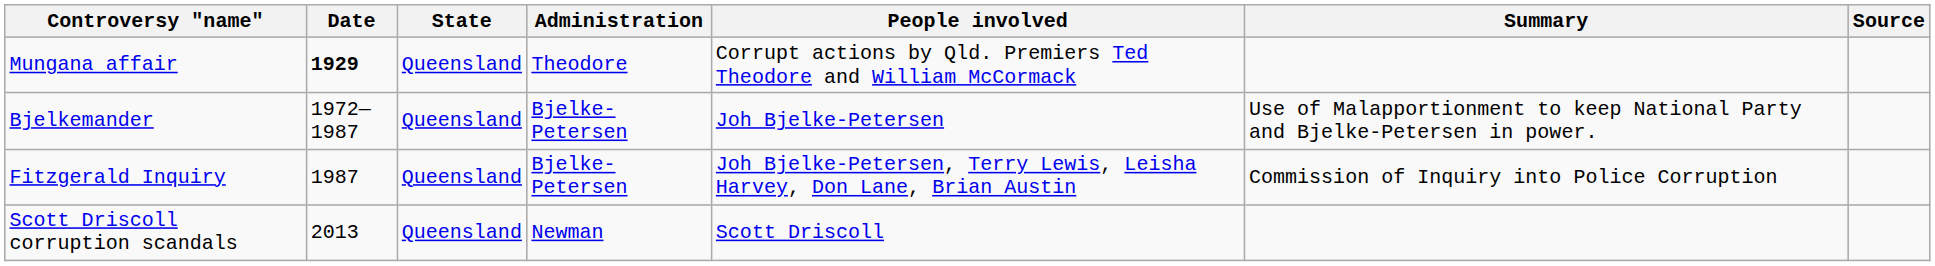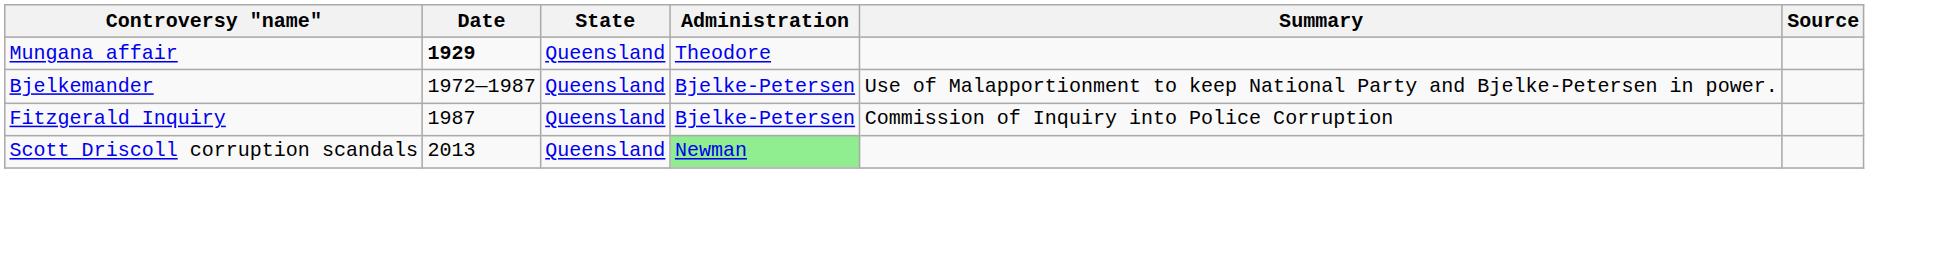- column: (978, 21)
(567, 232) no background -> (711, 152) lightgreen background
